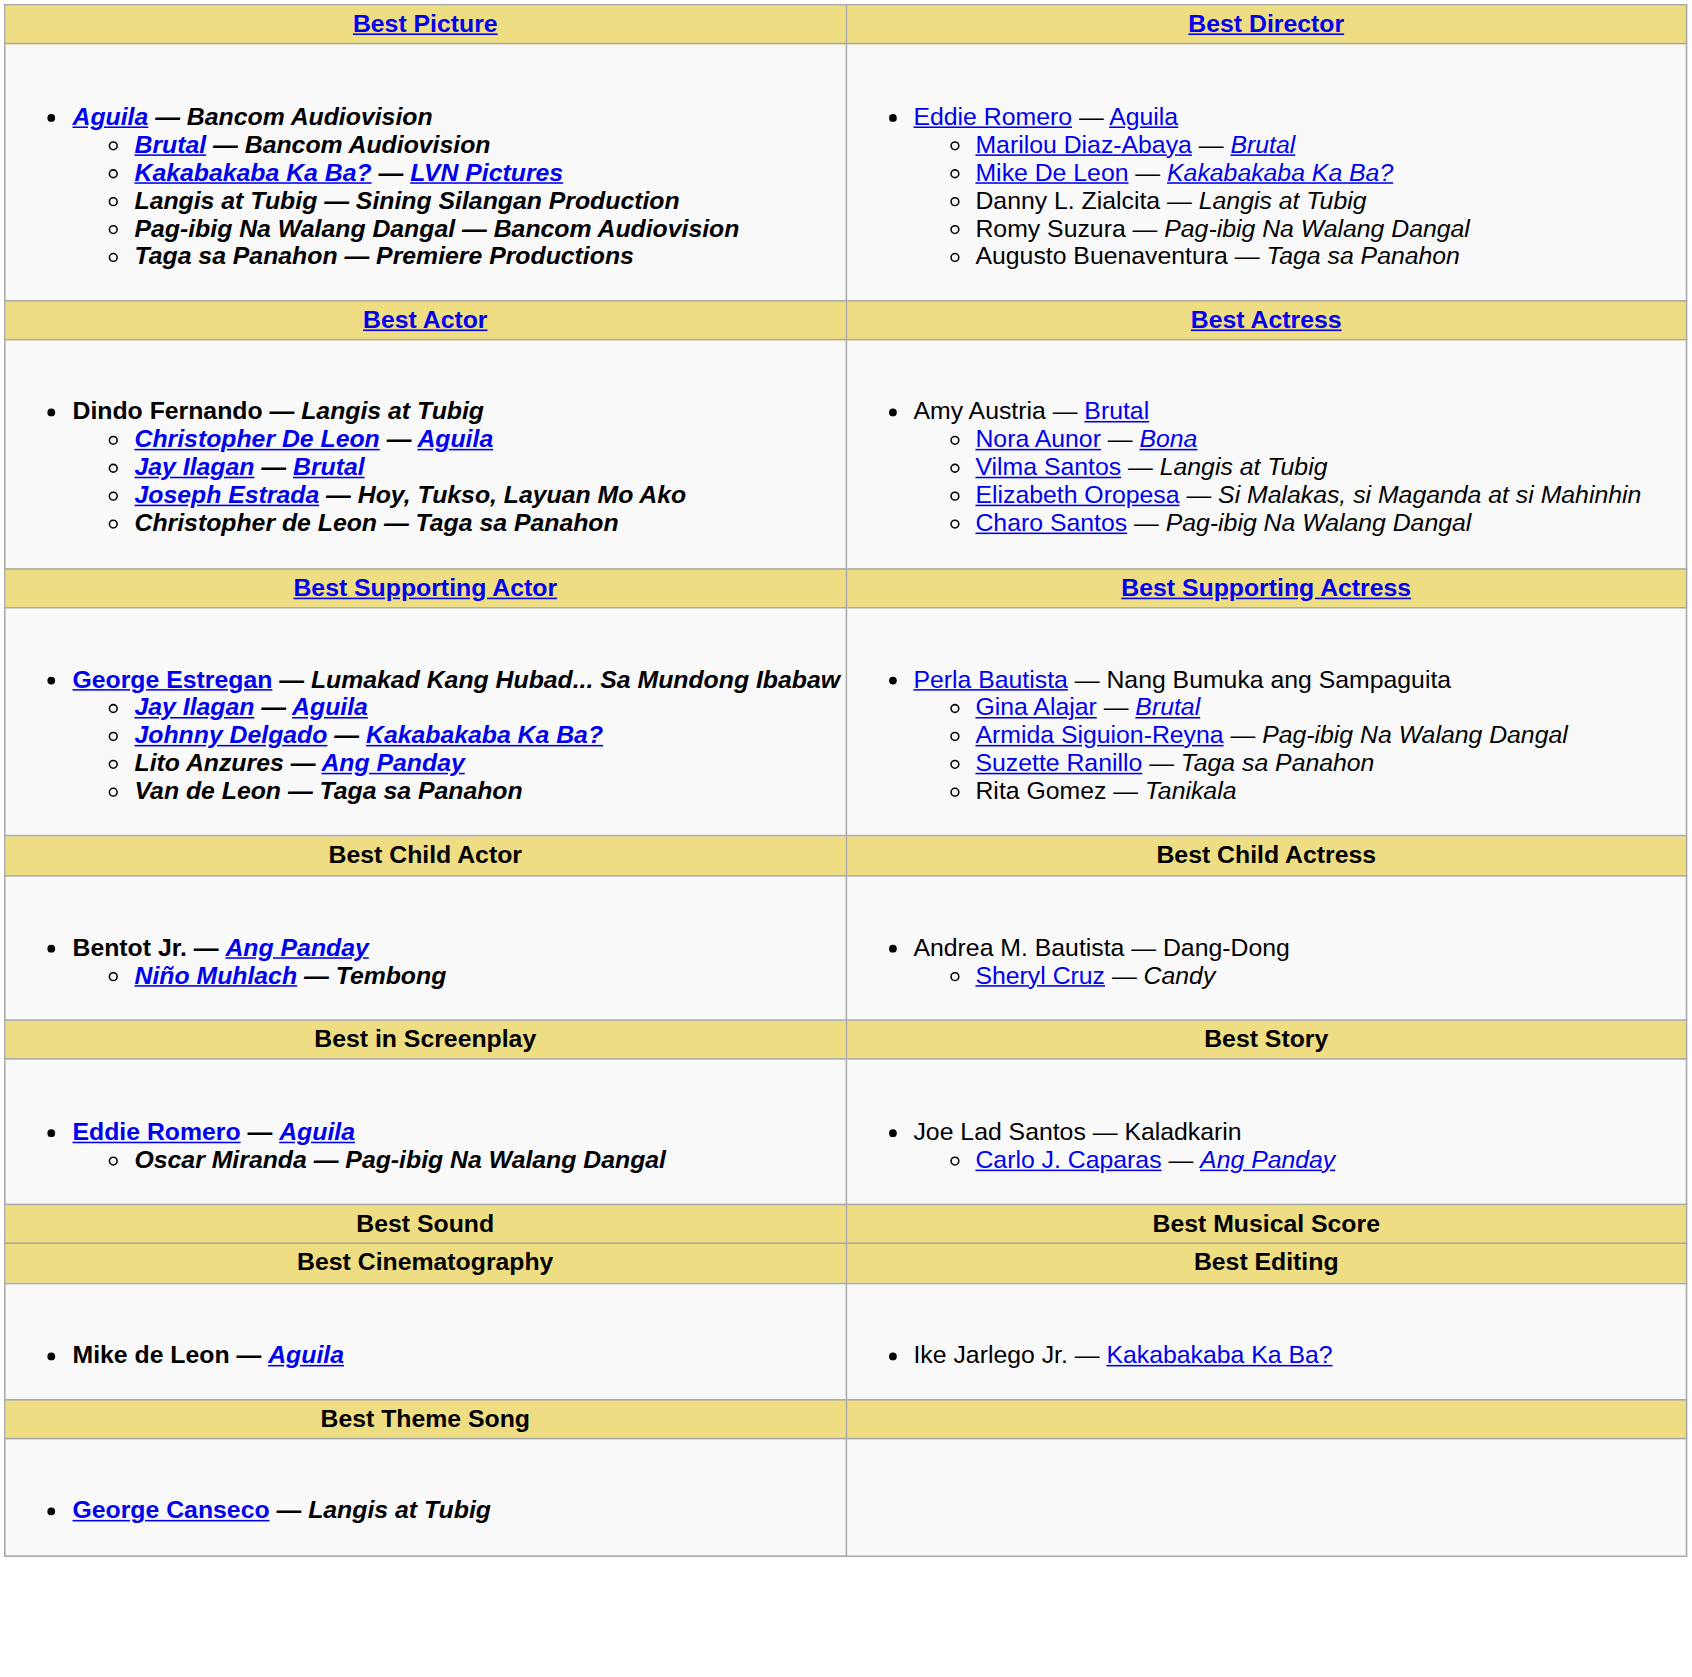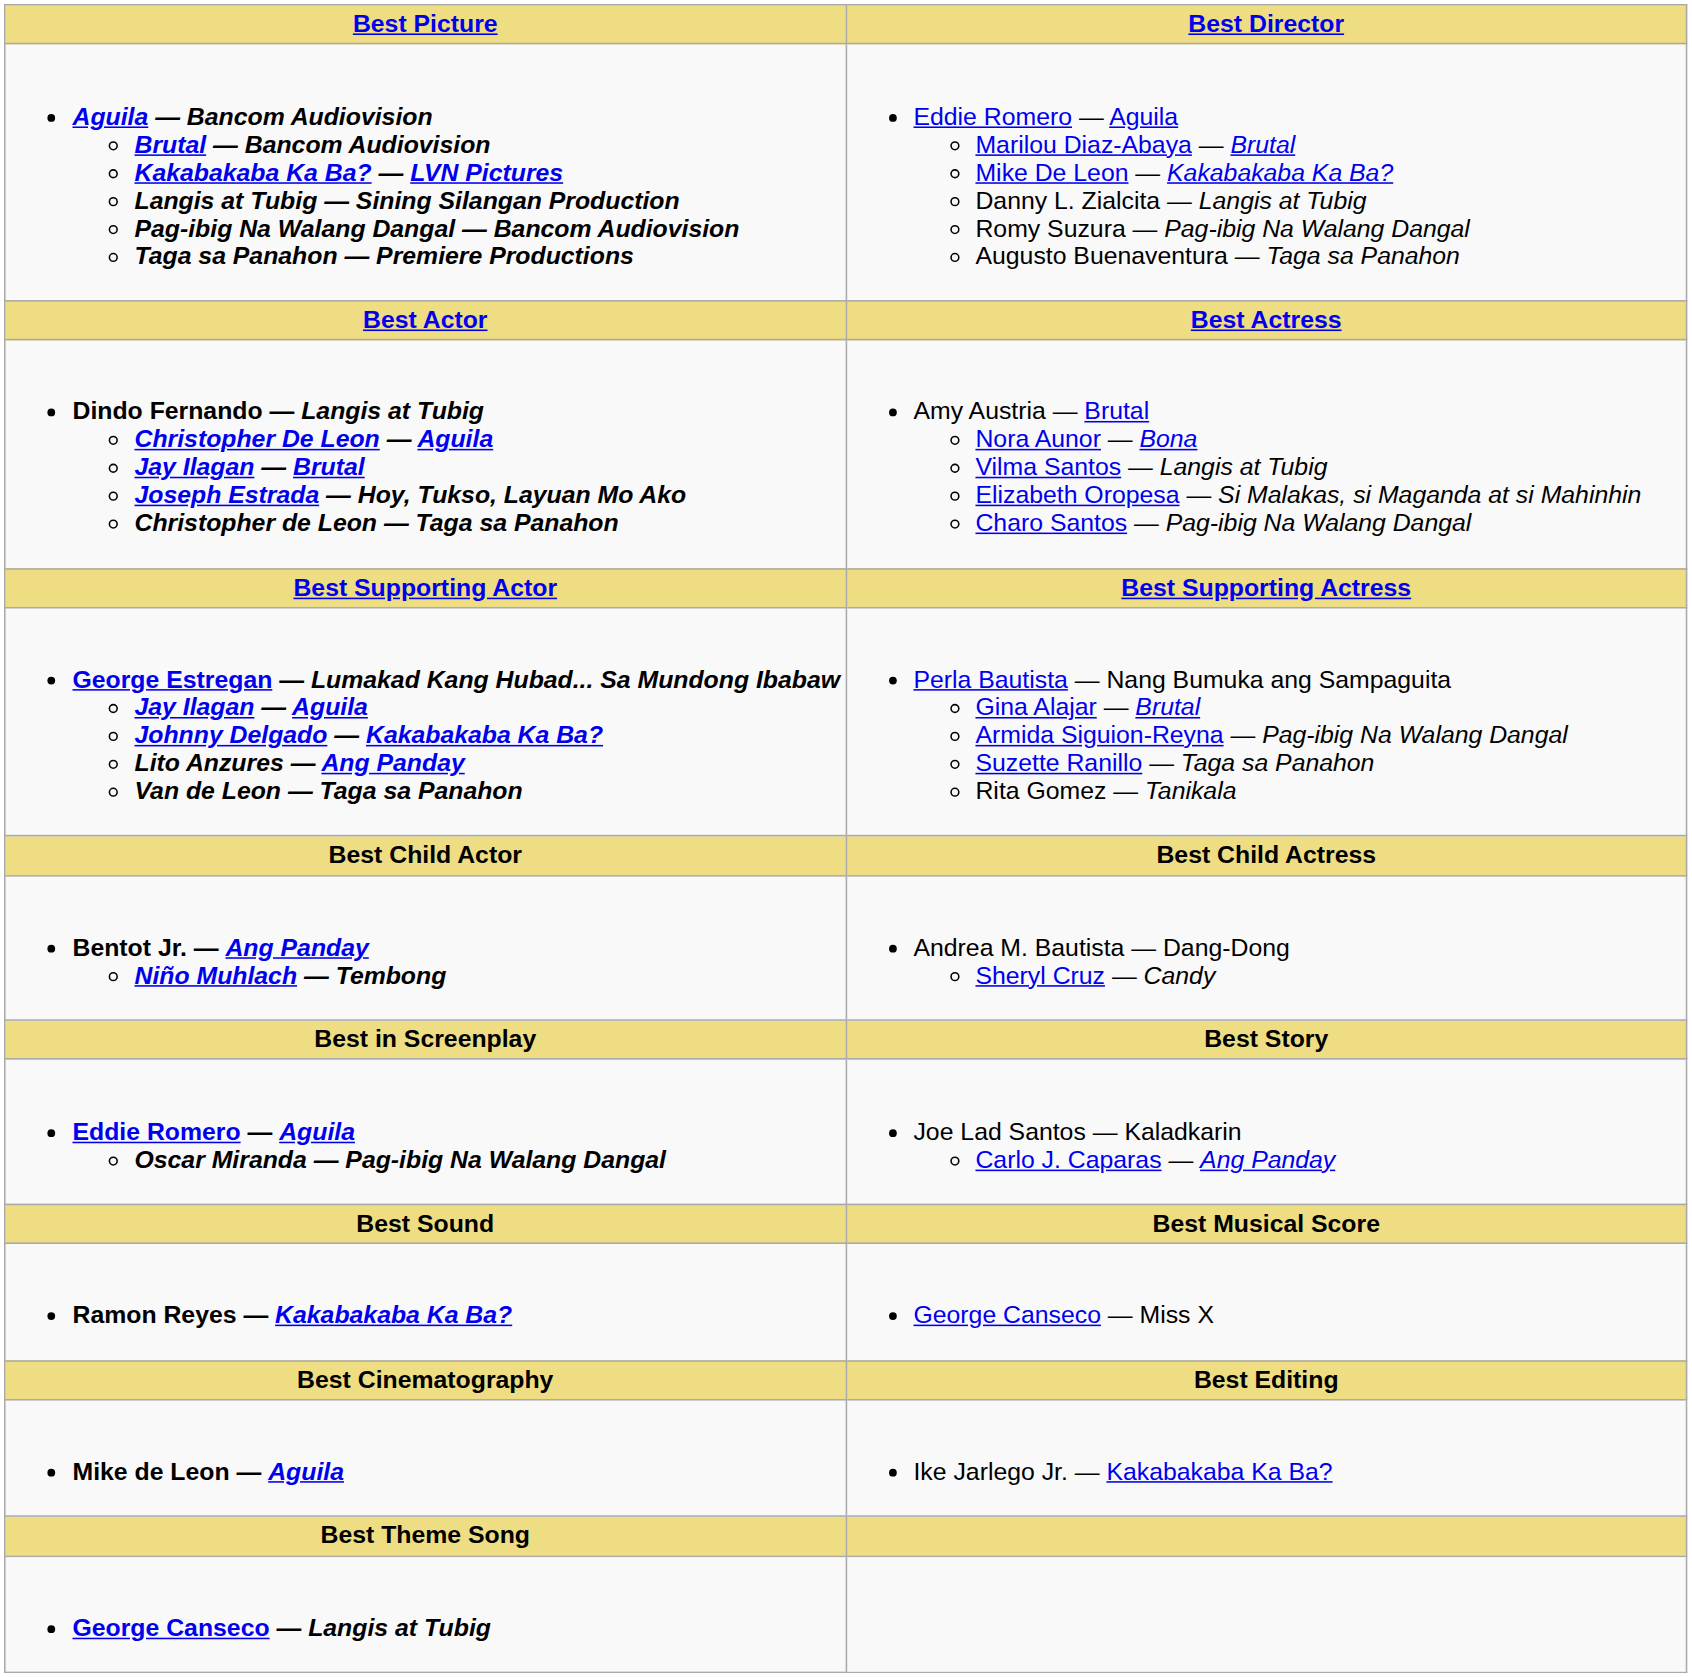+ row: (425, 1316)
